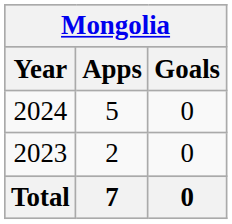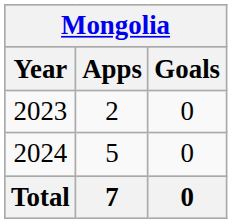rows swapped: (40, 153) <-> (40, 111)
